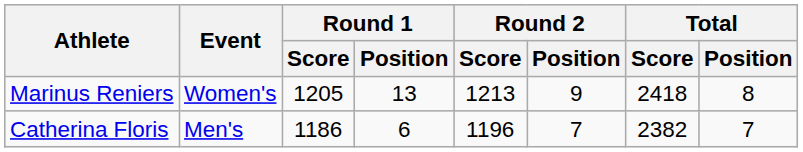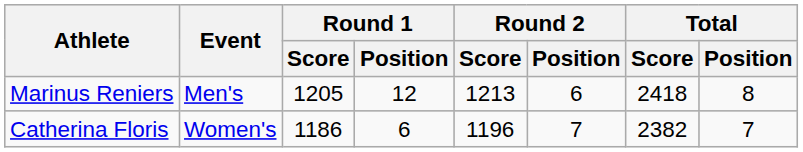(230, 94) Women's -> (214, 94) Men's
(404, 94) 13 -> (404, 94) 12
(576, 94) 9 -> (576, 94) 6
(214, 129) Men's -> (230, 129) Women's
